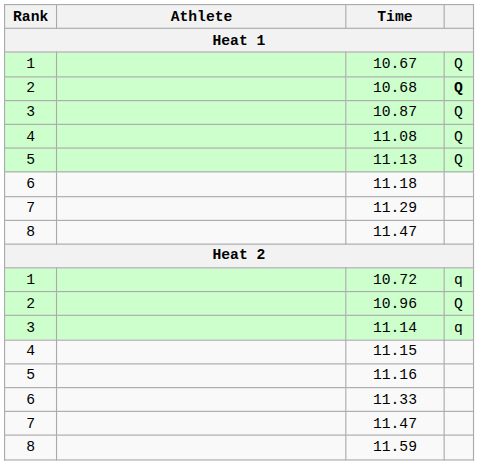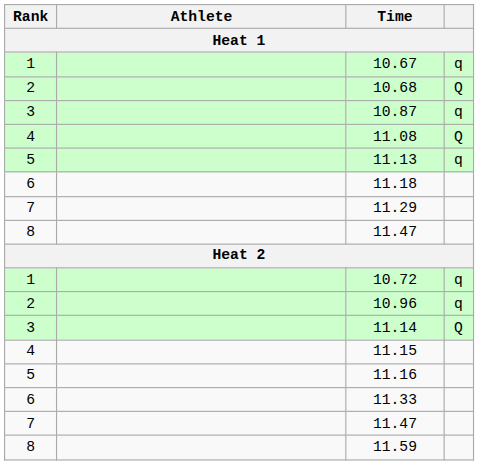(458, 64) Q -> (458, 64) q
(458, 88) bold -> (458, 88) normal
(458, 112) Q -> (458, 112) q
(458, 160) Q -> (458, 160) q
(458, 304) Q -> (458, 304) q
(458, 328) q -> (458, 328) Q
